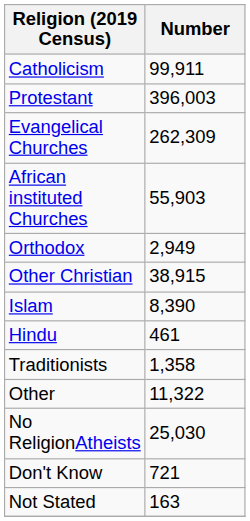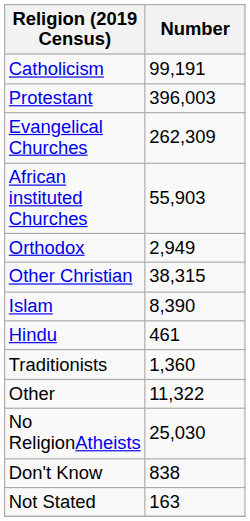(177, 68) 99,911 -> (177, 68) 99,191
(177, 276) 38,915 -> (177, 276) 38,315
(172, 364) 1,358 -> (172, 364) 1,360
(165, 472) 721 -> (165, 472) 838
